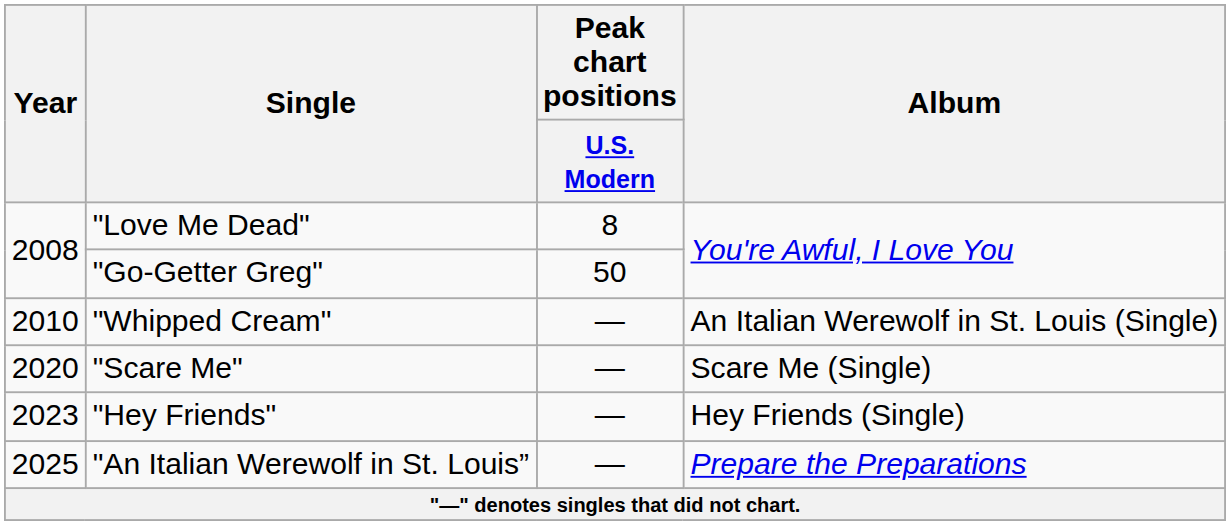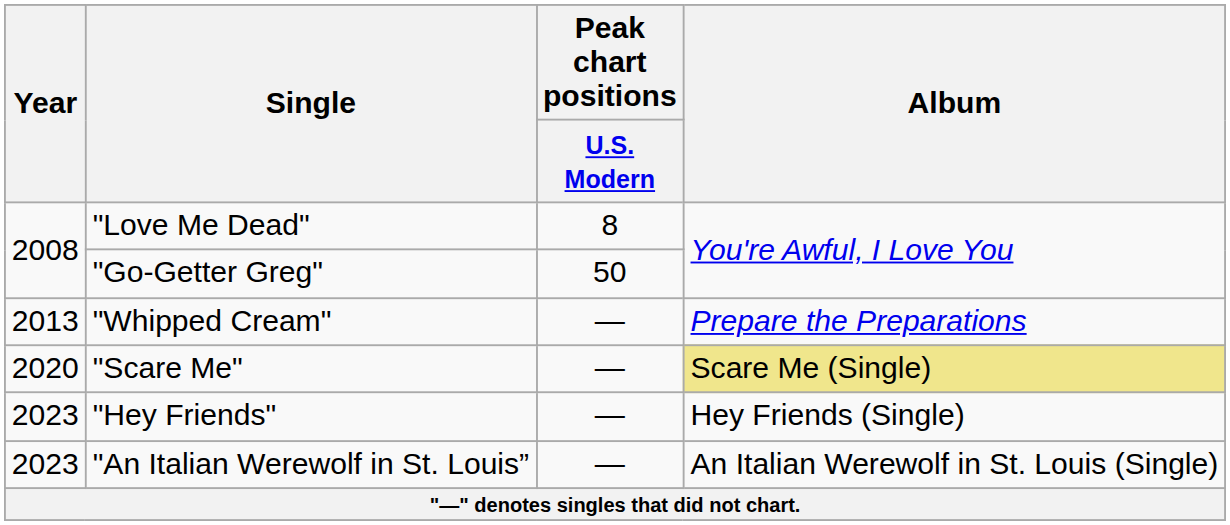(45, 320) 2010 -> (45, 320) 2013
(954, 320) An Italian Werewolf in St. Louis (Single) -> (859, 320) Prepare the Preparations
(811, 368) no background -> (811, 368) khaki background
(45, 463) 2025 -> (45, 463) 2023
(859, 463) Prepare the Preparations -> (954, 463) An Italian Werewolf in St. Louis (Single)
